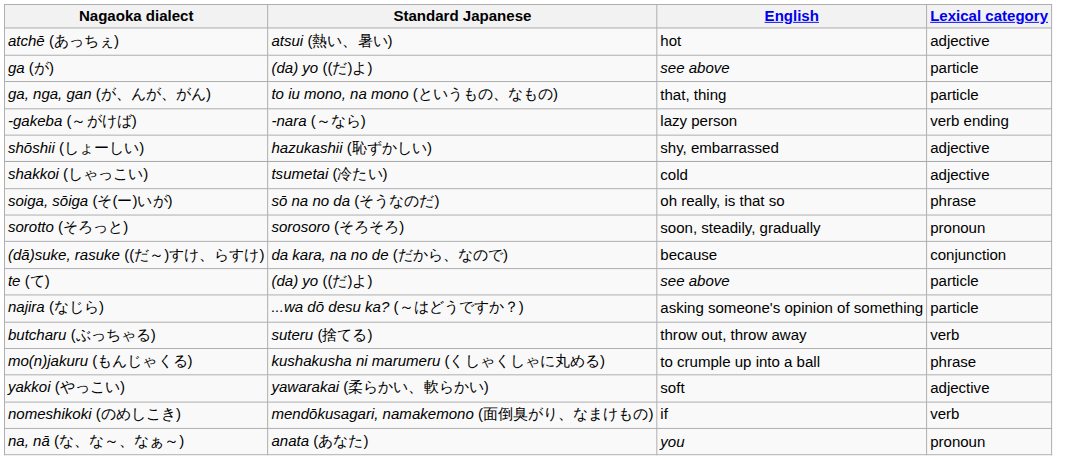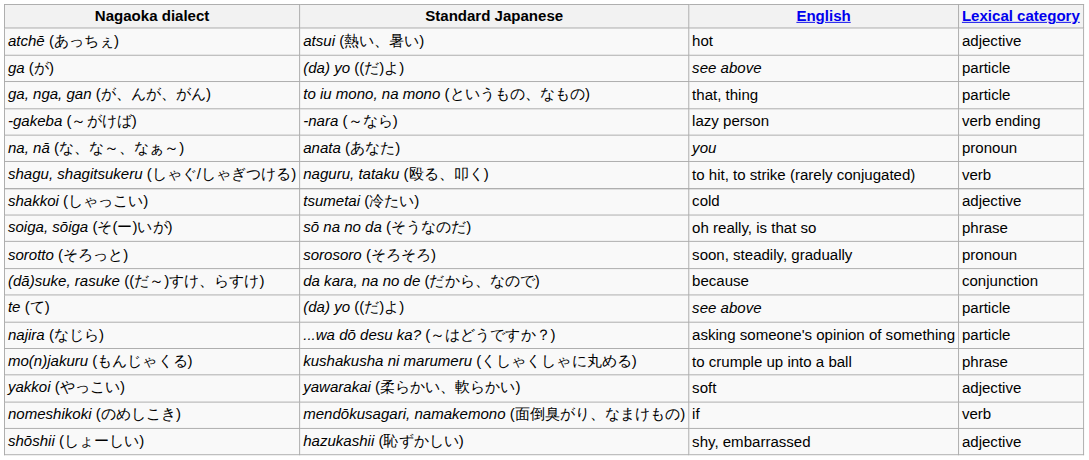rows swapped: (96, 441) <-> (76, 147)
+ row: (152, 174)
- row: (82, 334)
